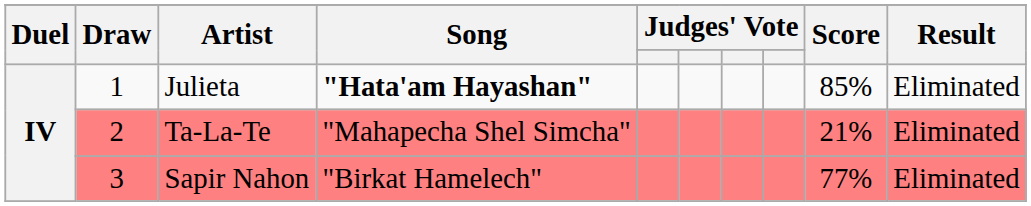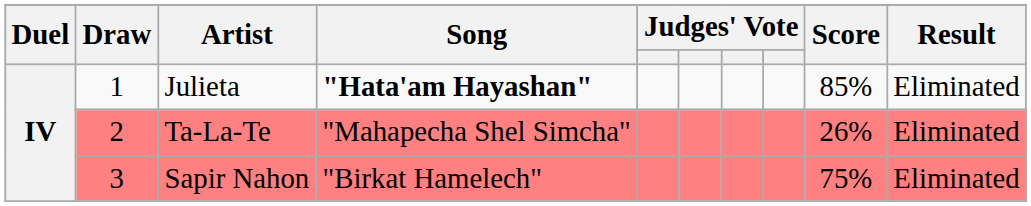(846, 131) 21% -> (846, 131) 26%
(846, 177) 77% -> (846, 177) 75%
